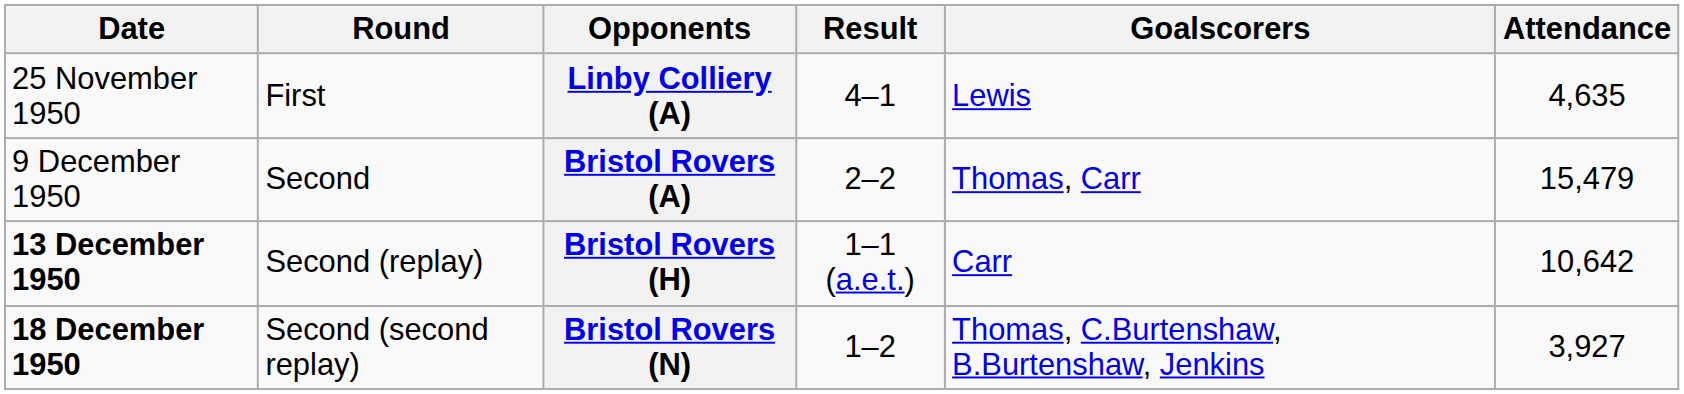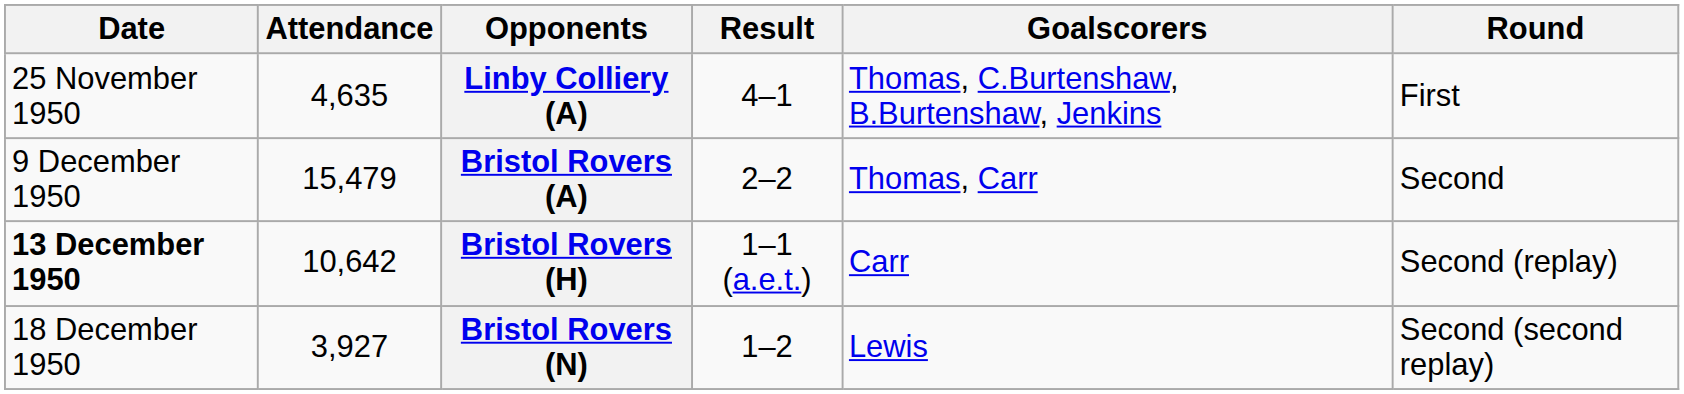columns swapped: (401, 28) <-> (1587, 28)
(992, 95) Lewis -> (1014, 95) Thomas, C.Burtenshaw, B.Burtenshaw, Jenkins
(108, 346) bold -> (105, 346) normal
(1117, 346) Thomas, C.Burtenshaw, B.Burtenshaw, Jenkins -> (888, 346) Lewis
